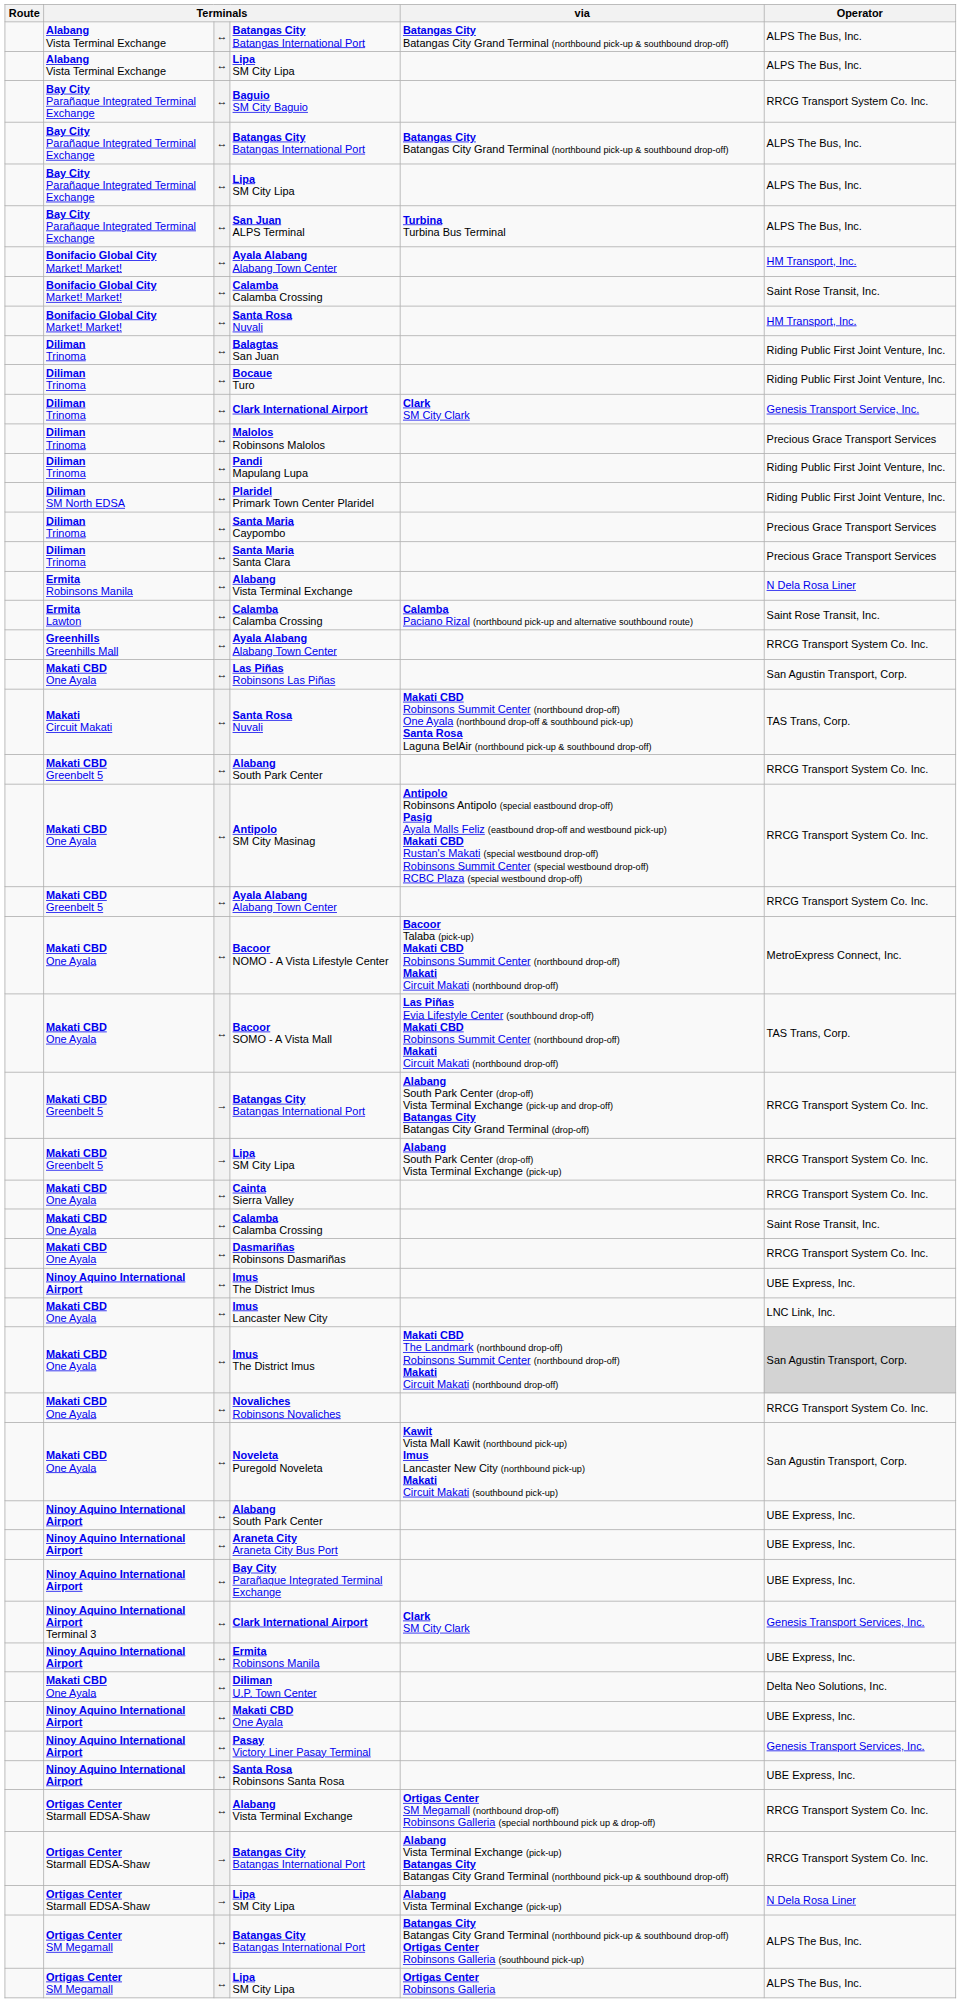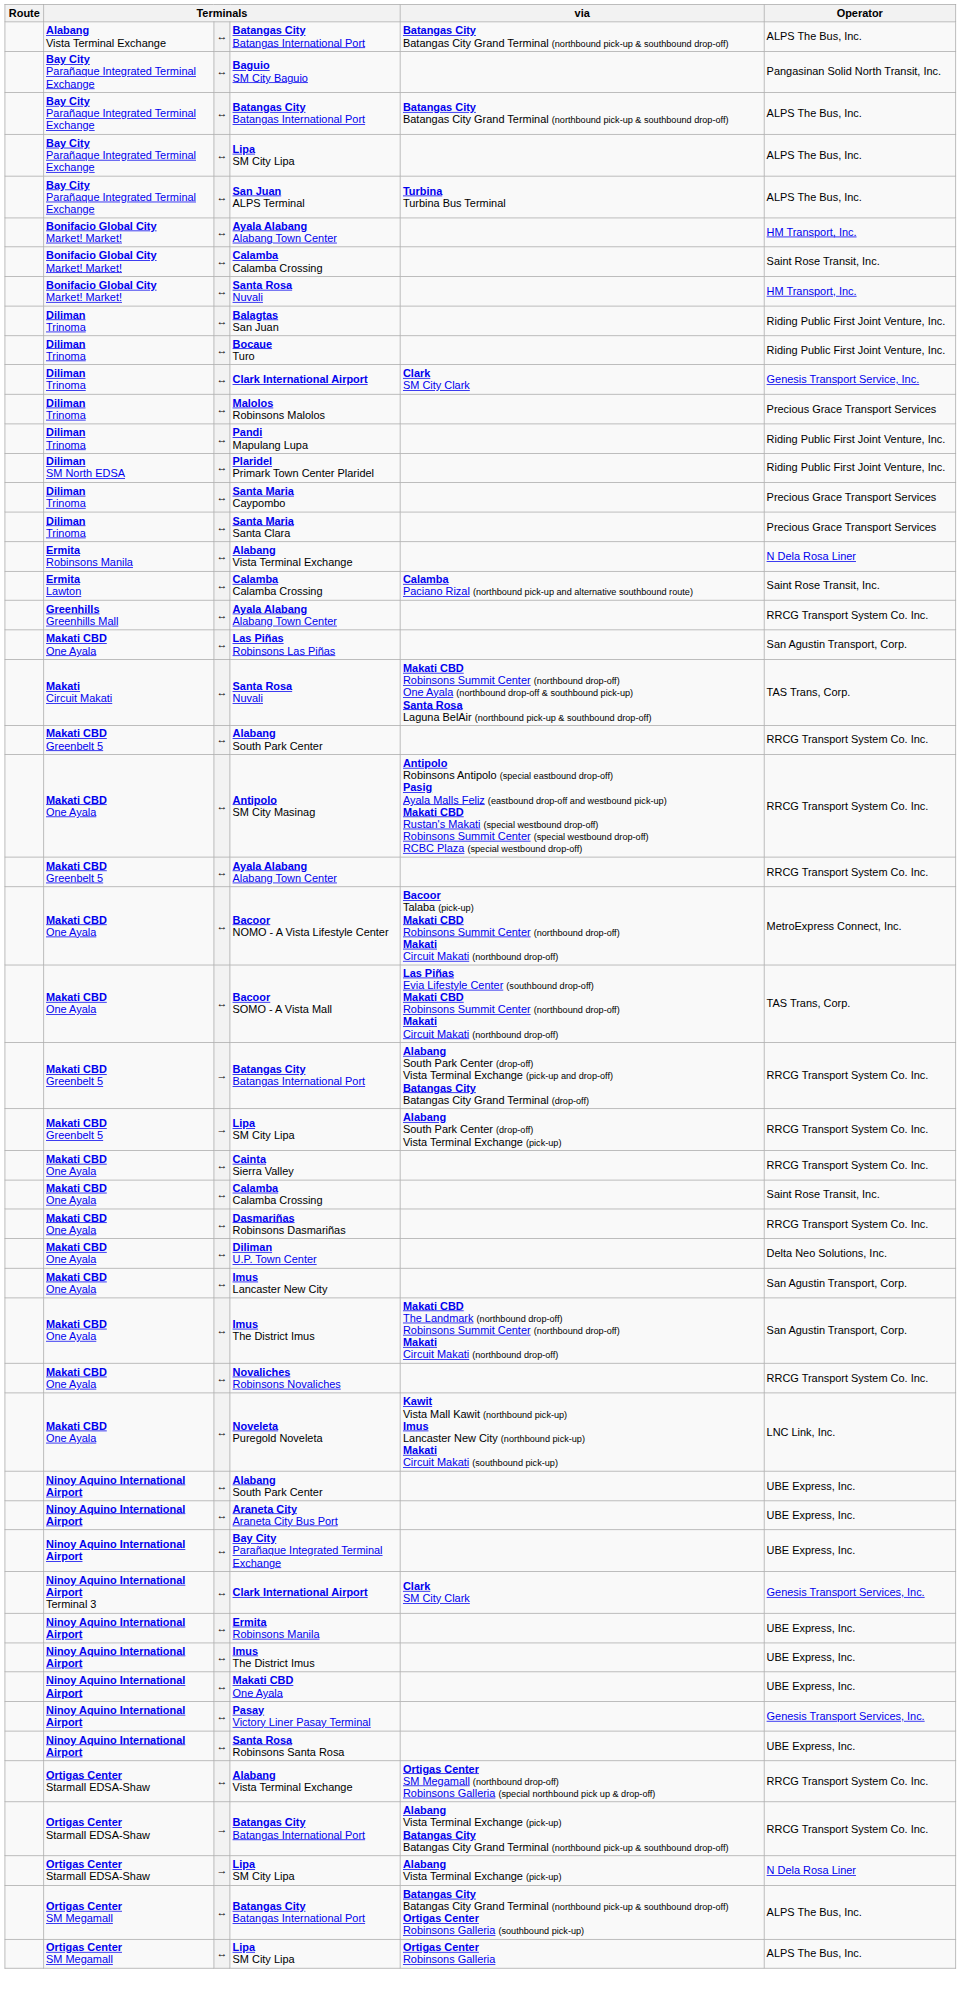- row: (106, 66)
(847, 102) RRCG Transport System Co. Inc. -> (854, 72) Pangasinan Solid North Transit, Inc.
rows swapped: (76, 1687) <-> (116, 1283)
(801, 1313) LNC Link, Inc. -> (837, 1283) San Agustin Transport, Corp.
(837, 1360) lightgrey background -> (837, 1331) no background
(837, 1462) San Agustin Transport, Corp. -> (801, 1432) LNC Link, Inc.
